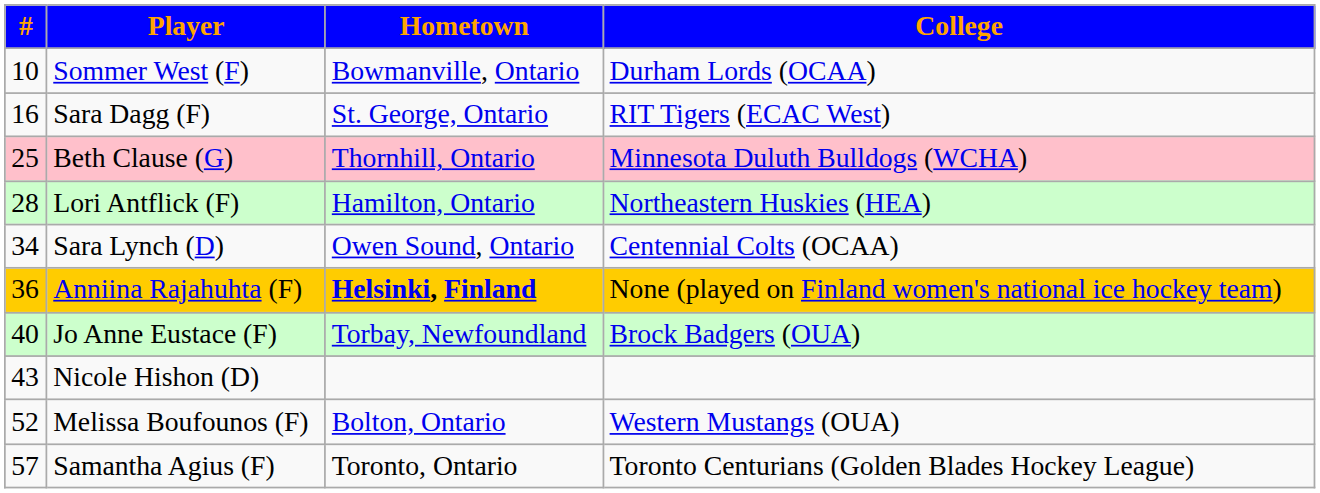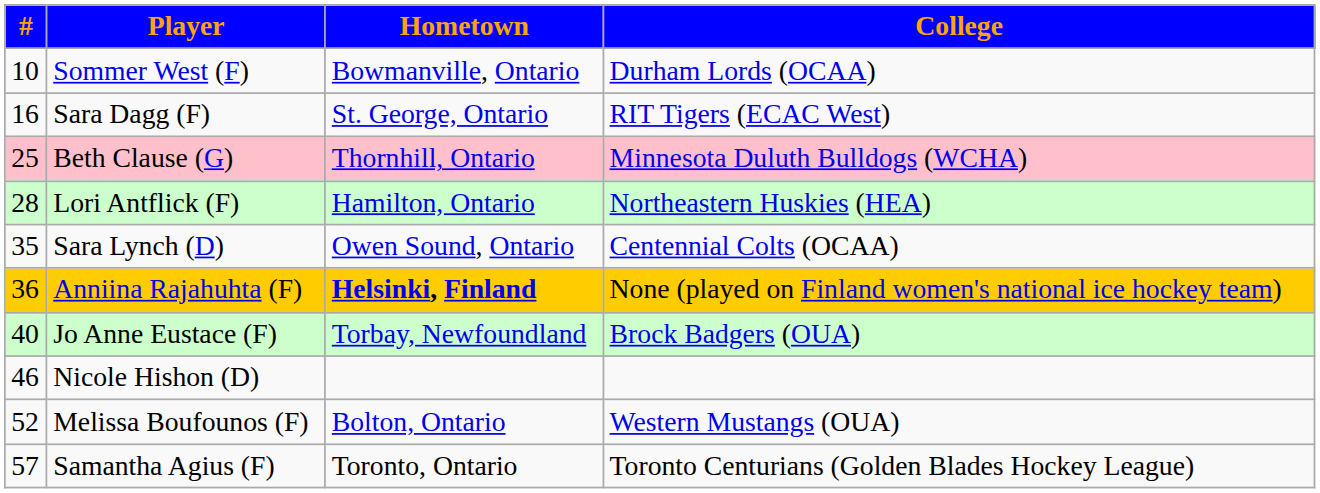(25, 245) 34 -> (25, 245) 35
(25, 377) 43 -> (25, 377) 46
